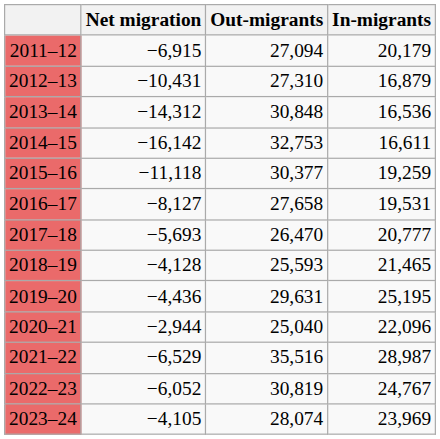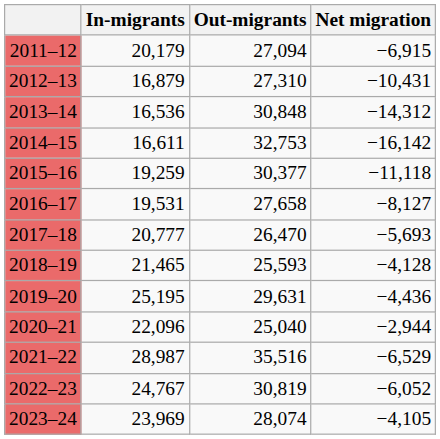columns swapped: (382, 19) <-> (144, 19)
